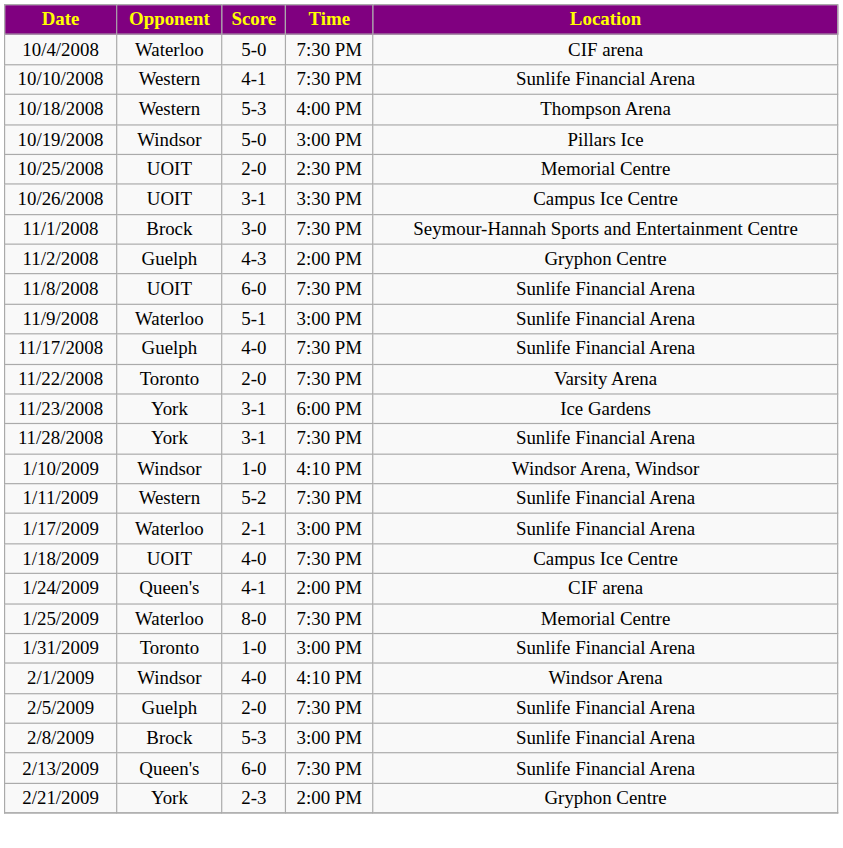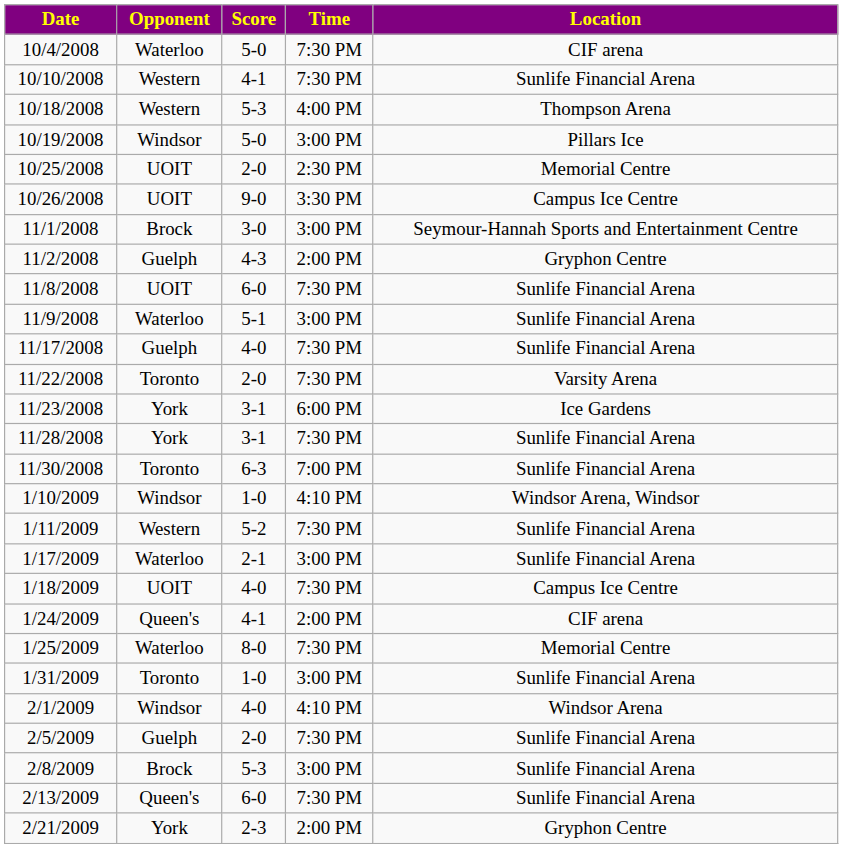(254, 199) 3-1 -> (254, 199) 9-0
(329, 229) 7:30 PM -> (329, 229) 3:00 PM
+ row: (61, 468)
